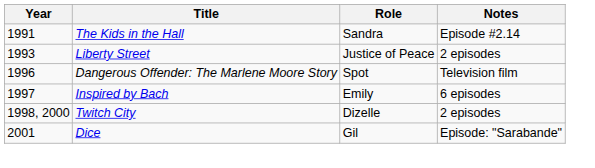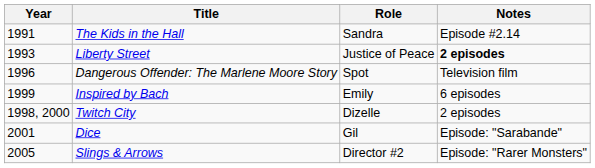(470, 53) normal -> (472, 53) bold
(21, 93) 1997 -> (21, 93) 1999
+ row: (119, 152)
